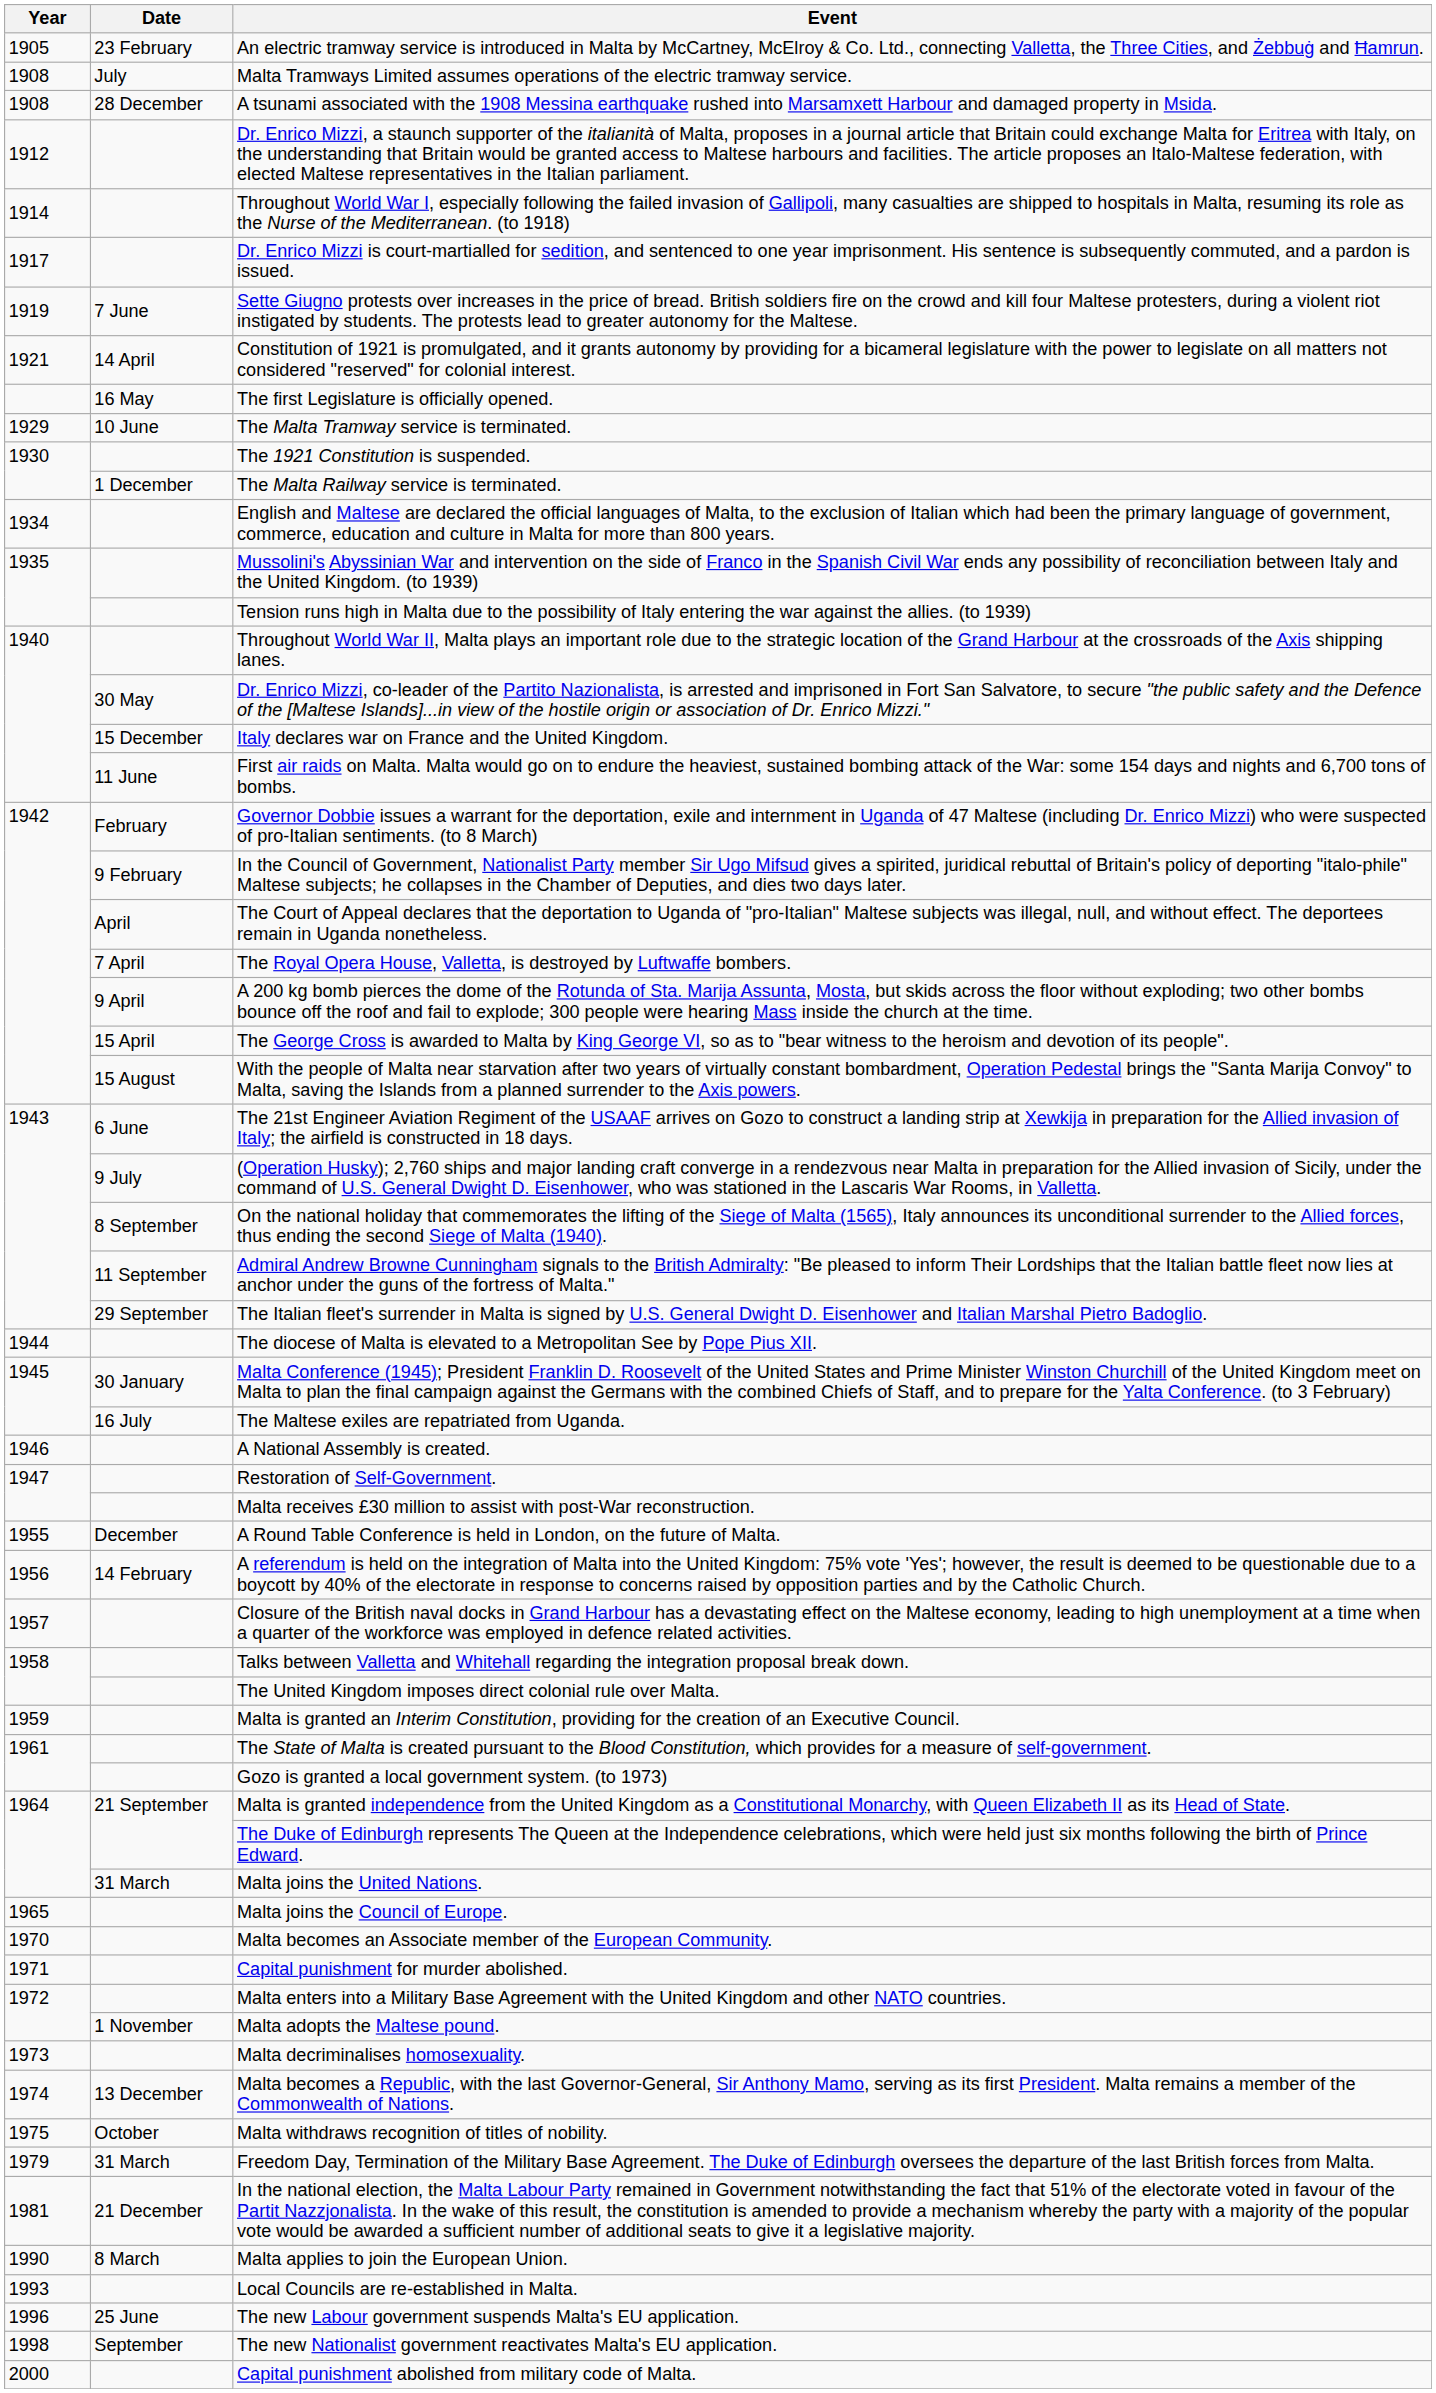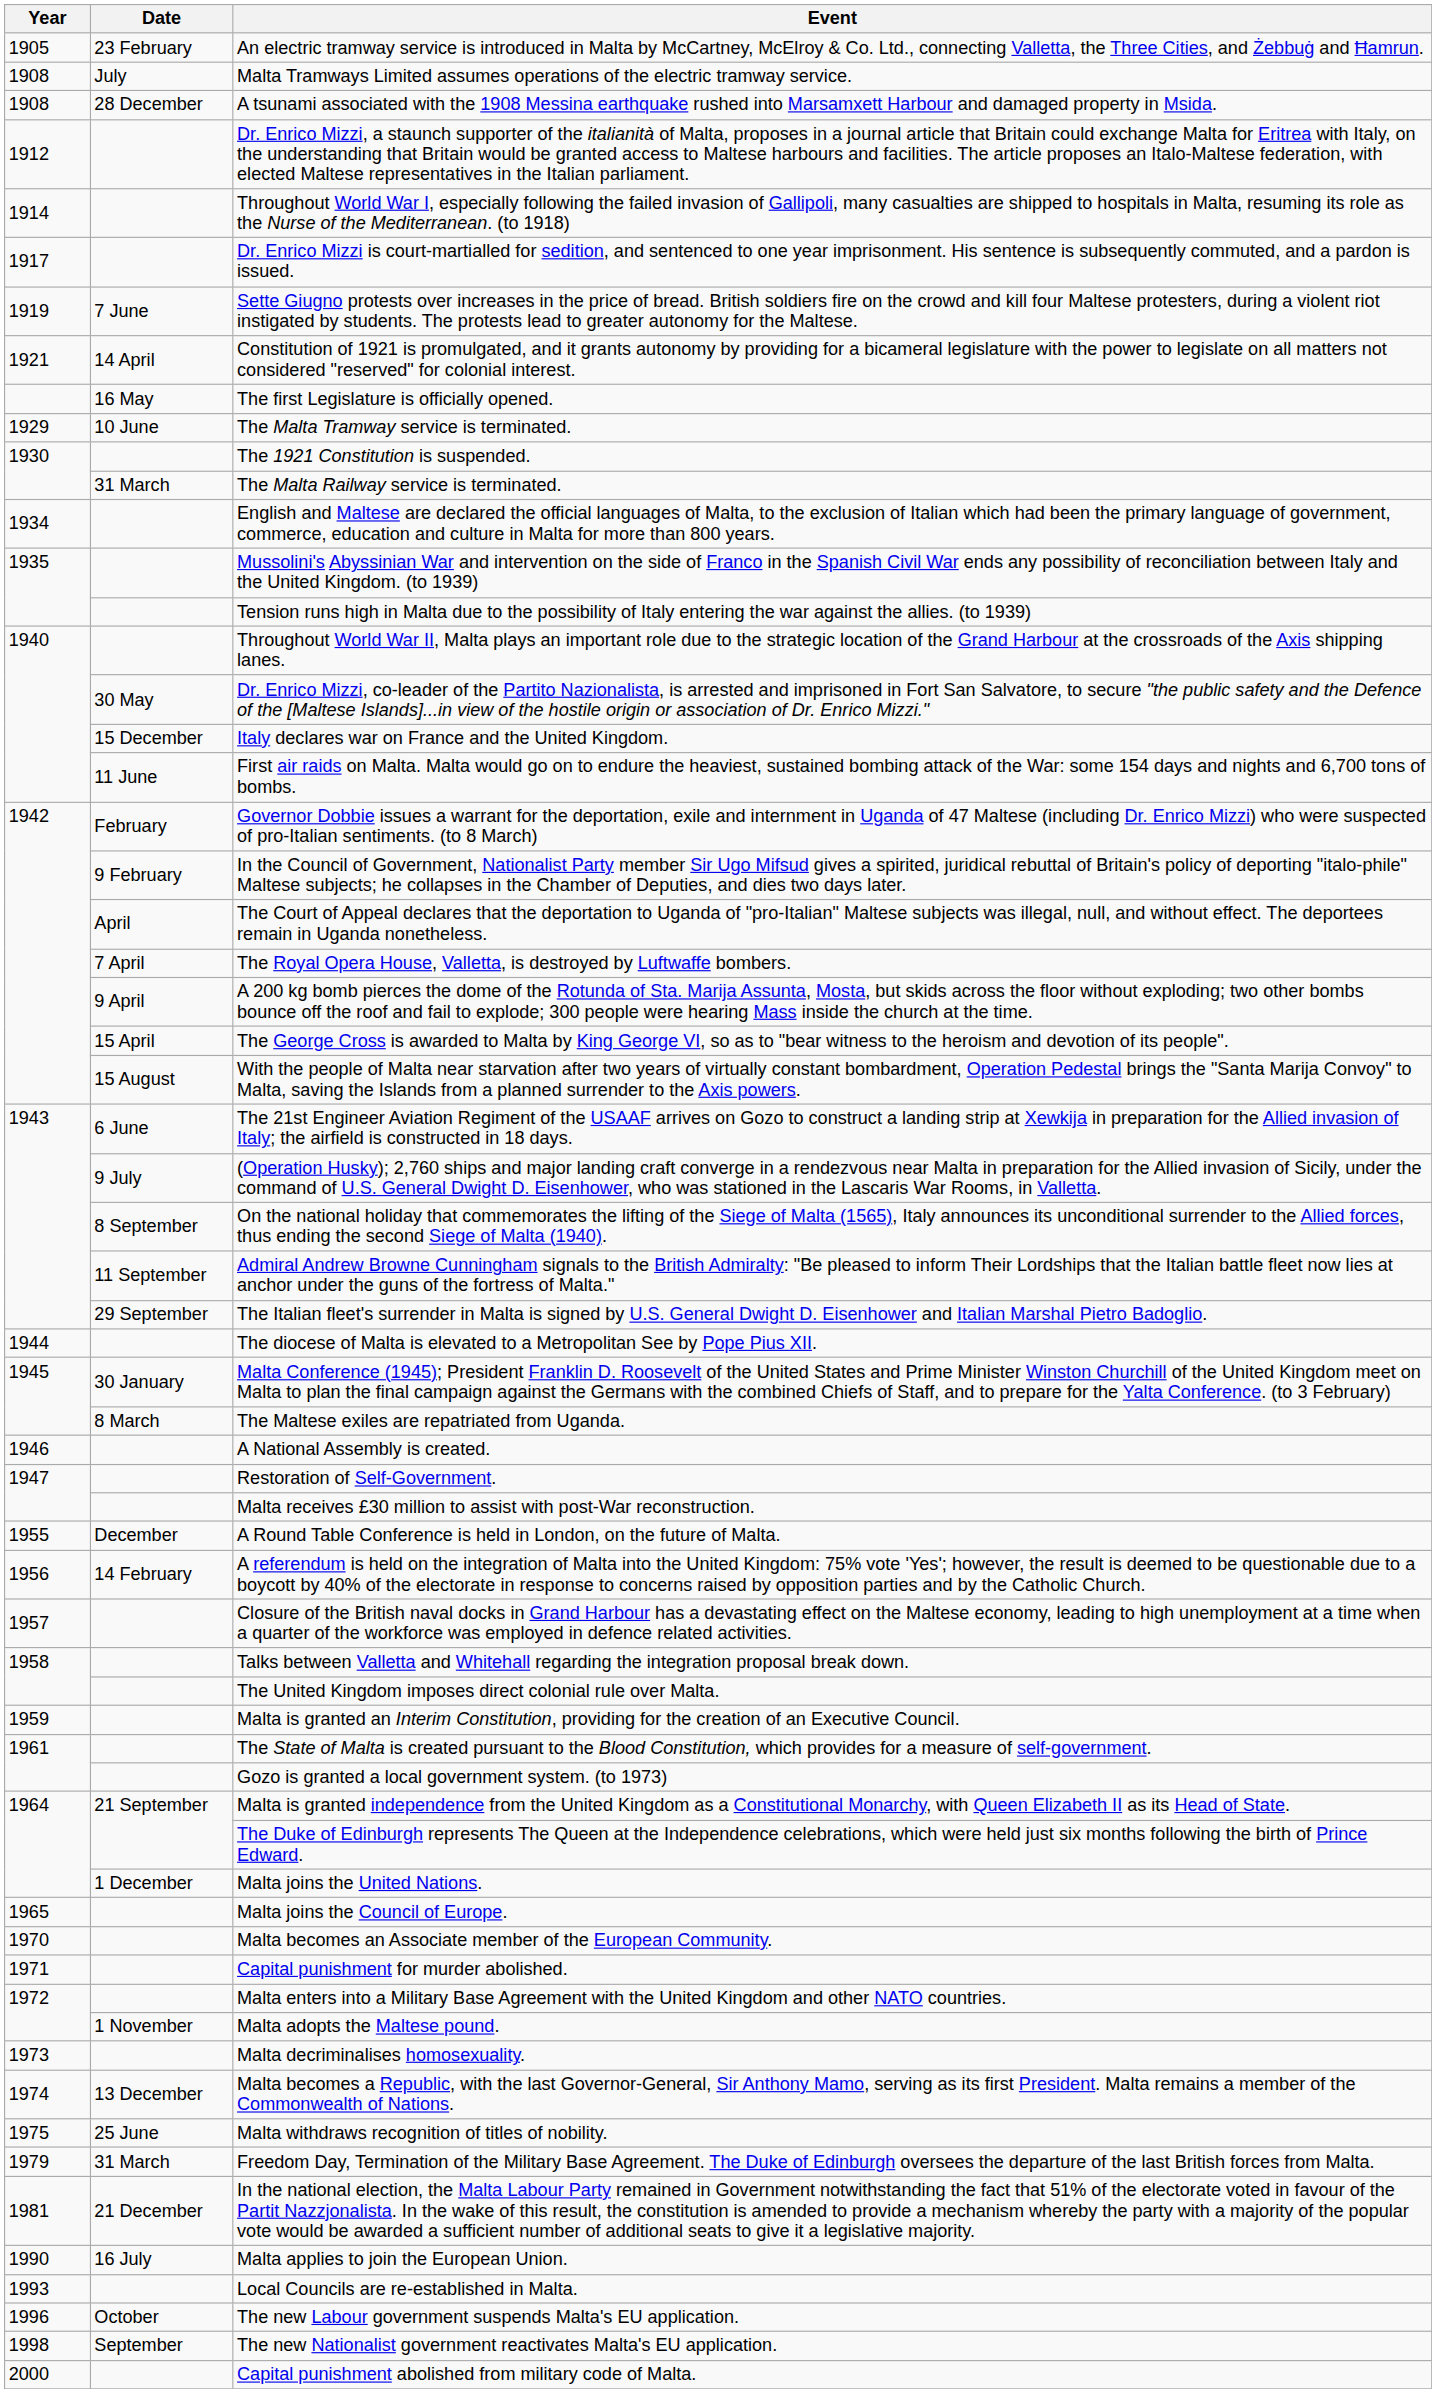(144, 484) 1 December -> (132, 484) 31 March
(123, 1420) 16 July -> (127, 1420) 8 March
(132, 1883) 31 March -> (144, 1883) 1 December
(127, 2133) October -> (127, 2133) 25 June
(127, 2259) 8 March -> (123, 2259) 16 July
(127, 2317) 25 June -> (127, 2317) October
